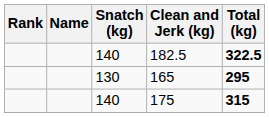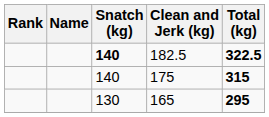(107, 54) normal -> (107, 54) bold
rows swapped: (162, 100) <-> (162, 77)
